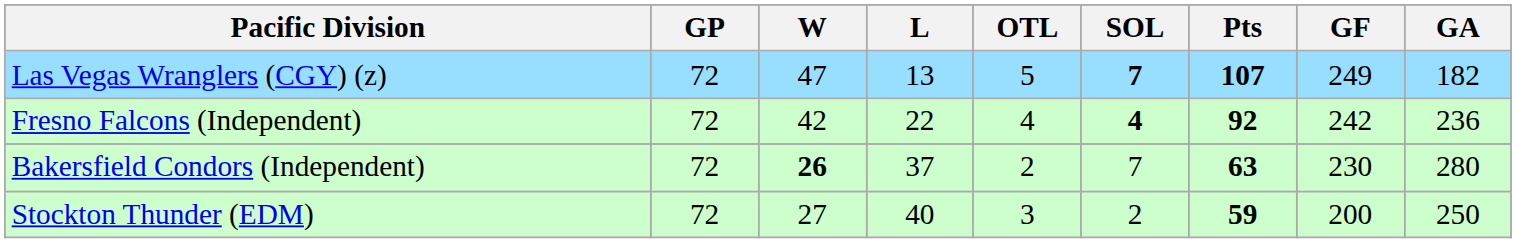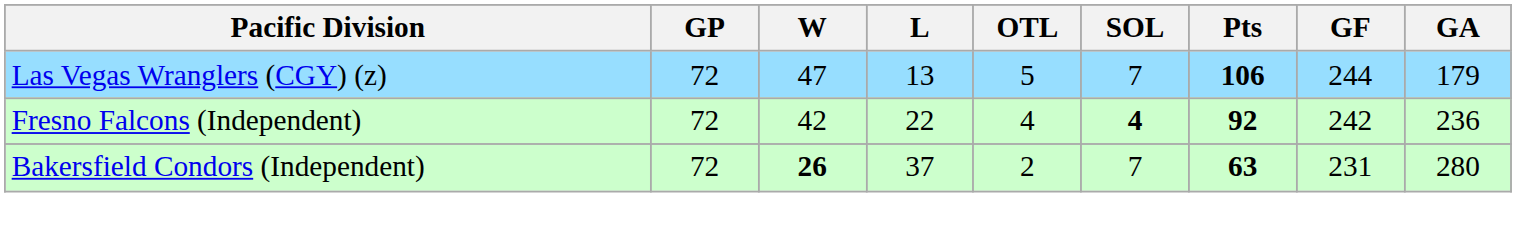(1135, 74) bold -> (1135, 74) normal
(1243, 74) 107 -> (1243, 74) 106
(1350, 74) 249 -> (1350, 74) 244
(1458, 74) 182 -> (1458, 74) 179
(1350, 167) 230 -> (1350, 167) 231
- row: (163, 213)
